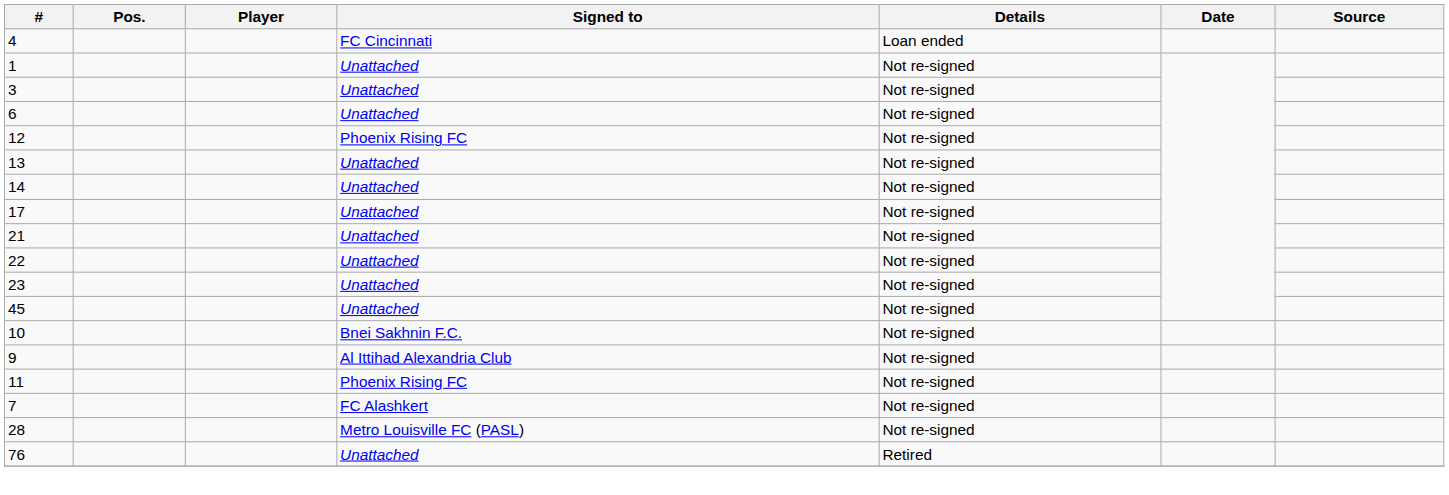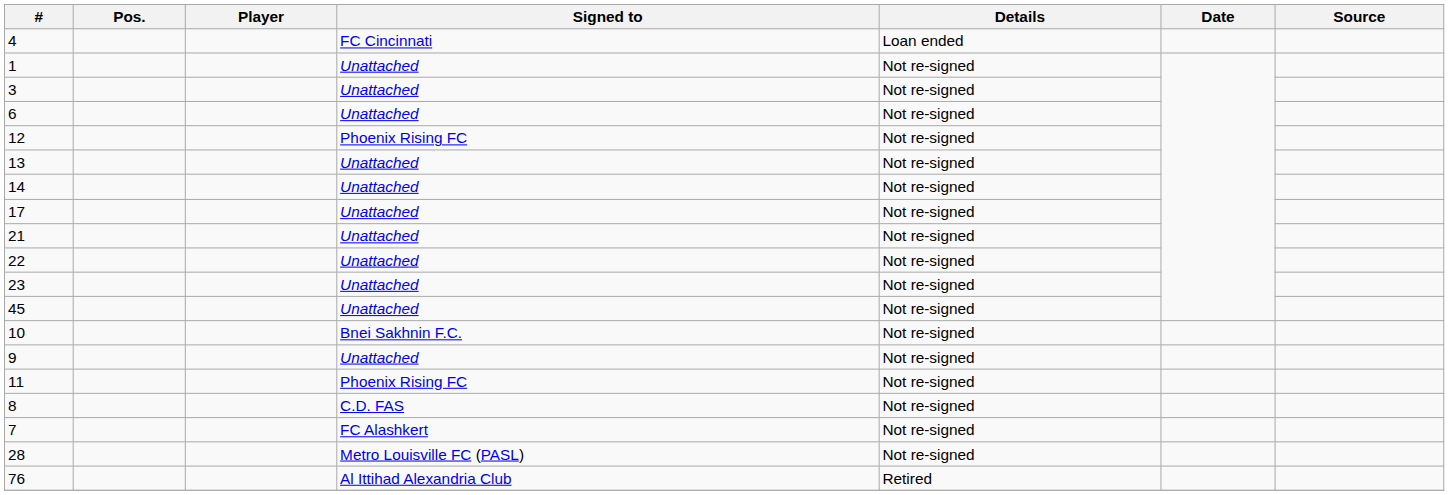(426, 357) Al Ittihad Alexandria Club -> (379, 357) Unattached
+ row: (12, 406)
(379, 454) Unattached -> (426, 479) Al Ittihad Alexandria Club
